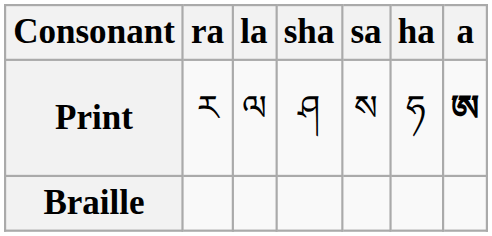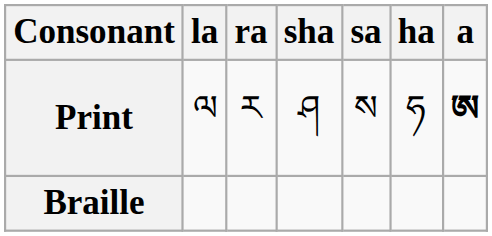columns swapped: (208, 32) <-> (254, 32)
